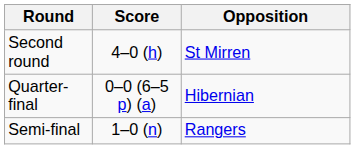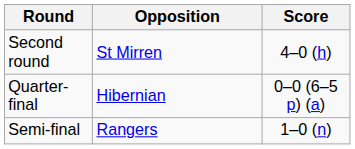columns swapped: (266, 17) <-> (137, 17)
